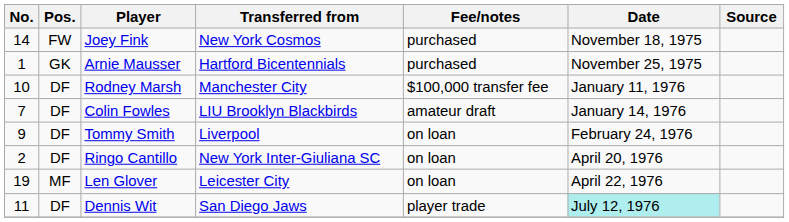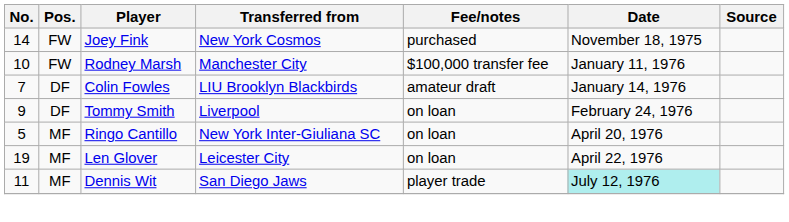- row: (132, 64)
(60, 87) DF -> (60, 64) FW
(22, 158) 2 -> (22, 134) 5
(60, 158) DF -> (60, 134) MF
(60, 205) DF -> (60, 182) MF
